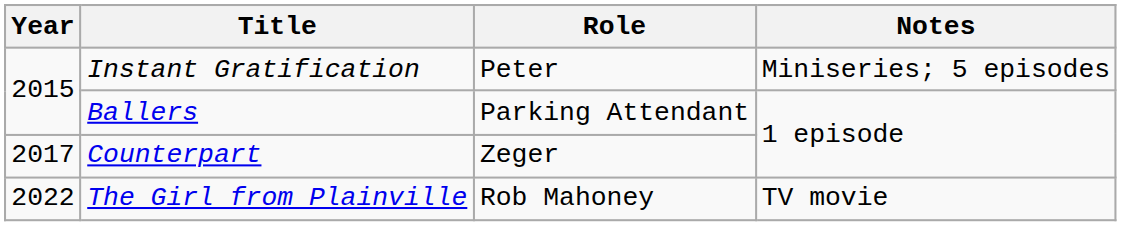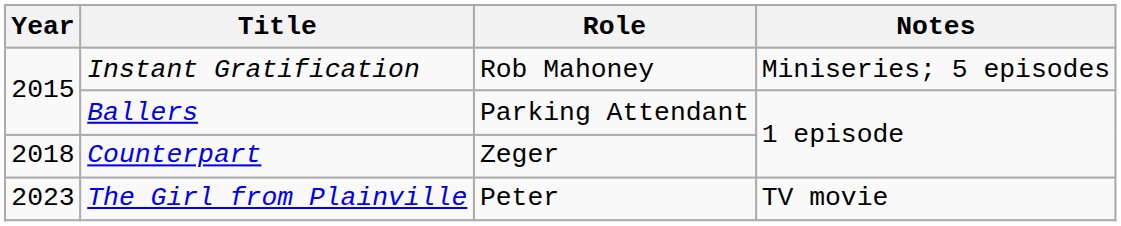(519, 70) Peter -> (567, 70) Rob Mahoney
(43, 156) 2017 -> (43, 156) 2018
(43, 199) 2022 -> (43, 199) 2023
(567, 199) Rob Mahoney -> (519, 199) Peter
